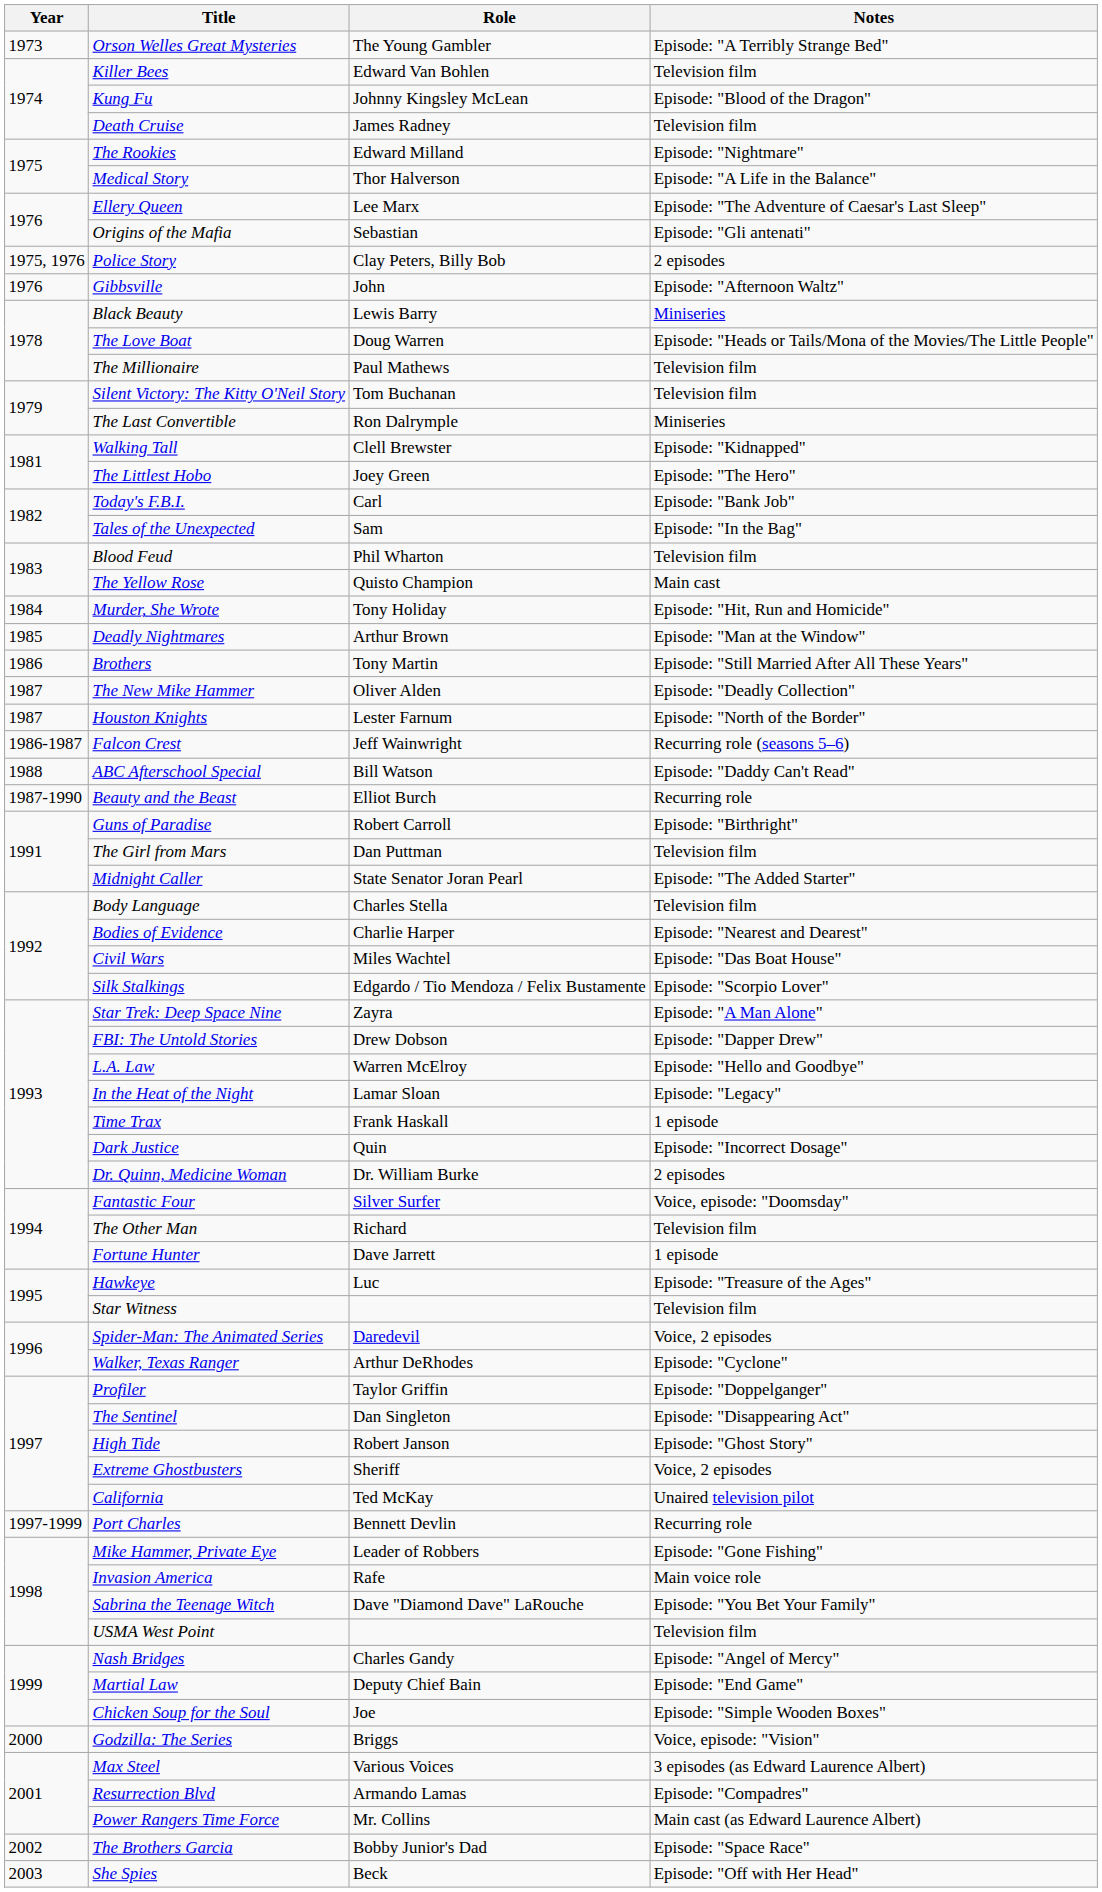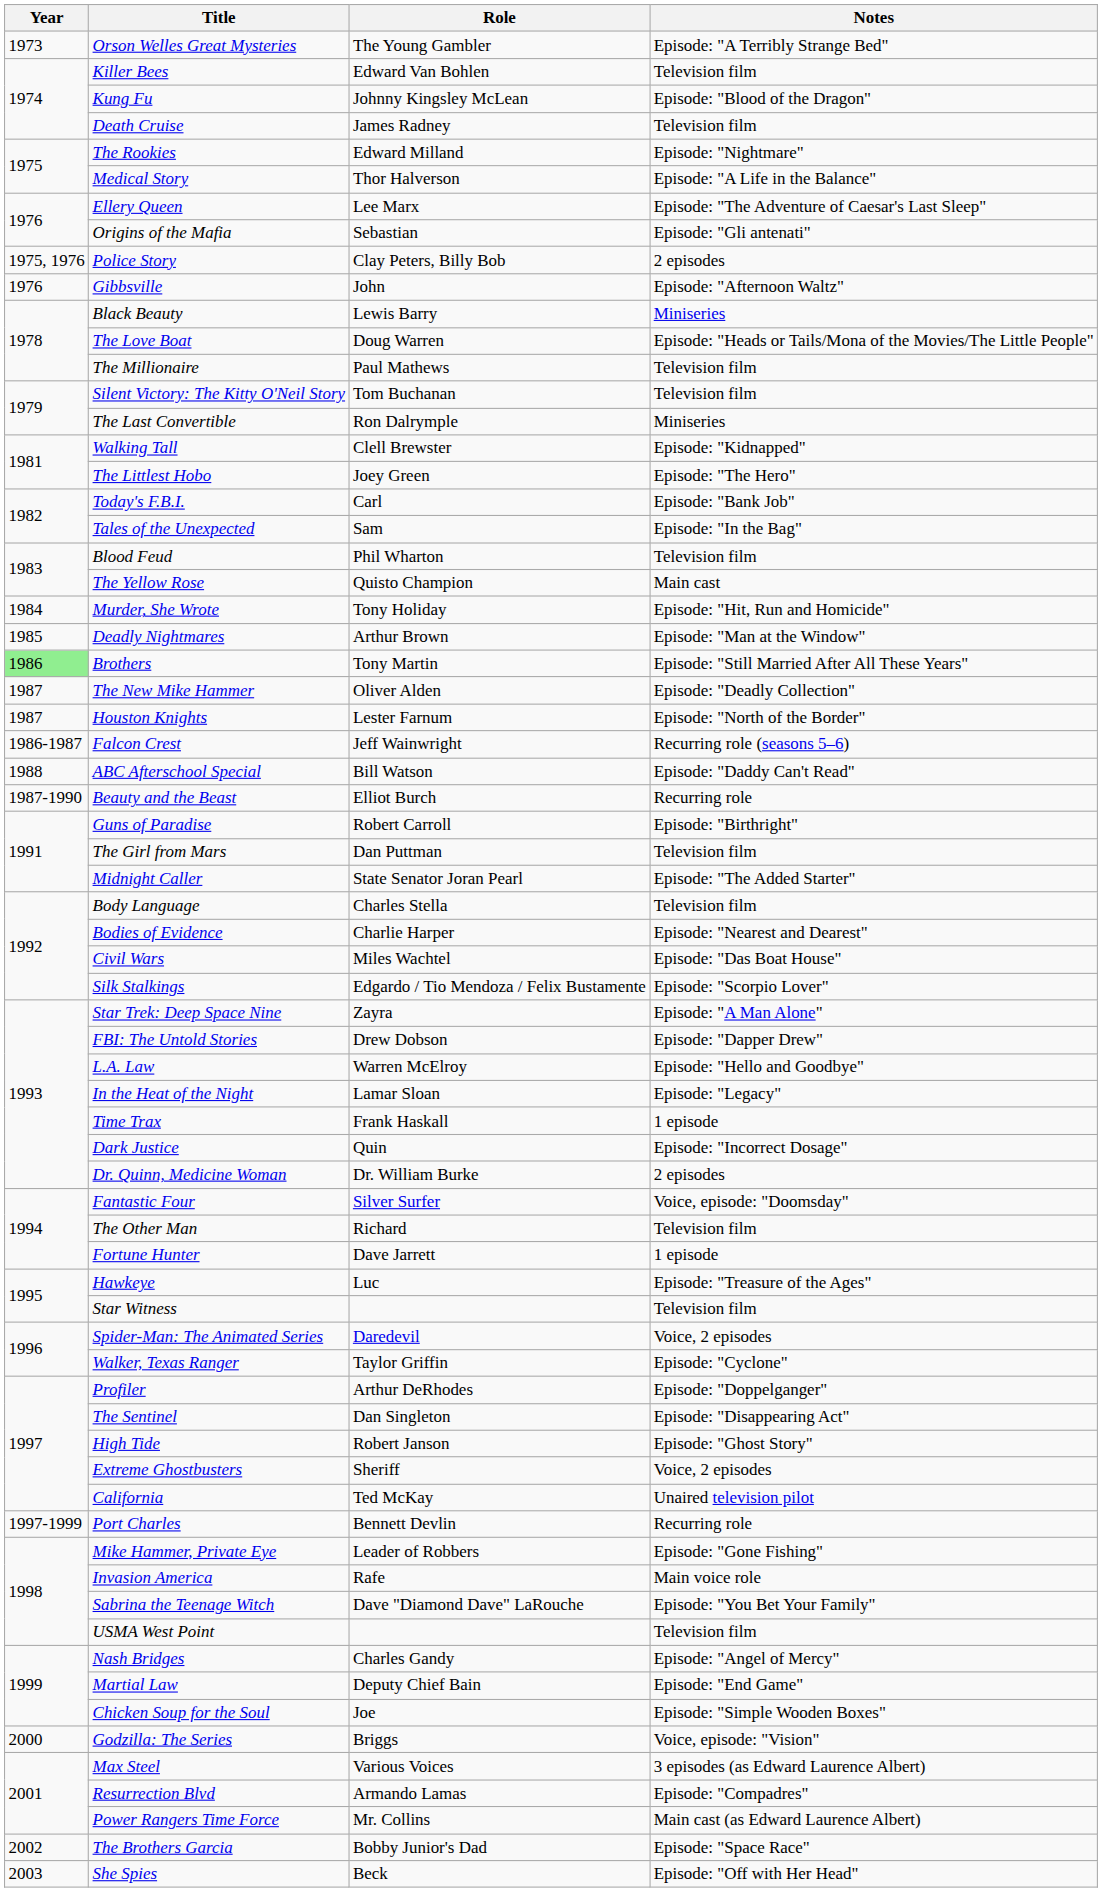(25, 663) no background -> (25, 663) lightgreen background
(413, 1362) Arthur DeRhodes -> (400, 1362) Taylor Griffin
(400, 1389) Taylor Griffin -> (413, 1389) Arthur DeRhodes
